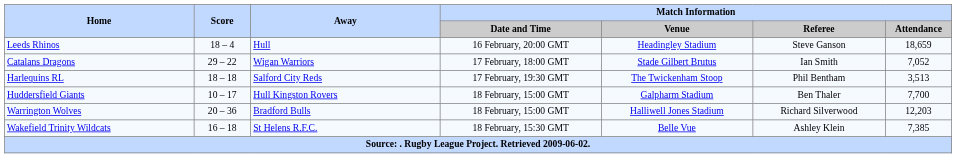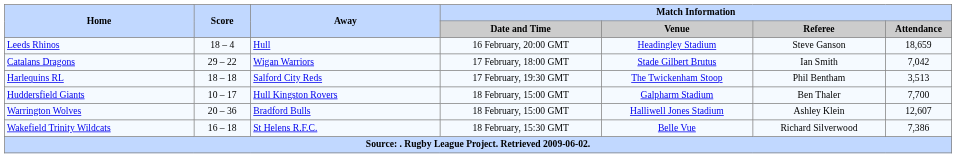(918, 62) 7,052 -> (918, 62) 7,042
(819, 111) Richard Silverwood -> (819, 111) Ashley Klein
(918, 111) 12,203 -> (918, 111) 12,607
(819, 128) Ashley Klein -> (819, 128) Richard Silverwood
(918, 128) 7,385 -> (918, 128) 7,386
